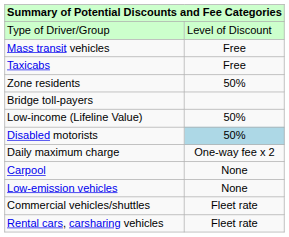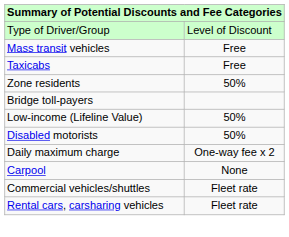(234, 135) lightblue background -> (234, 135) no background
- row: (62, 188)
